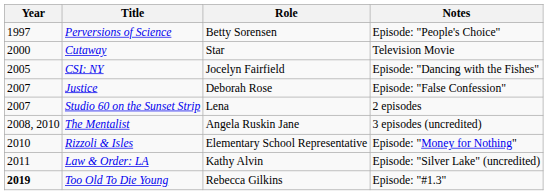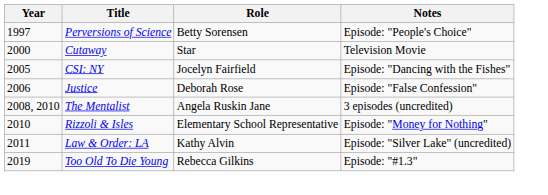(19, 87) 2007 -> (19, 87) 2006
- row: (133, 106)
(19, 180) bold -> (19, 161) normal
